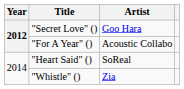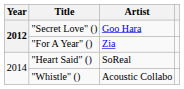(137, 44) Acoustic Collabo -> (109, 44) Zia
(109, 76) Zia -> (137, 76) Acoustic Collabo
